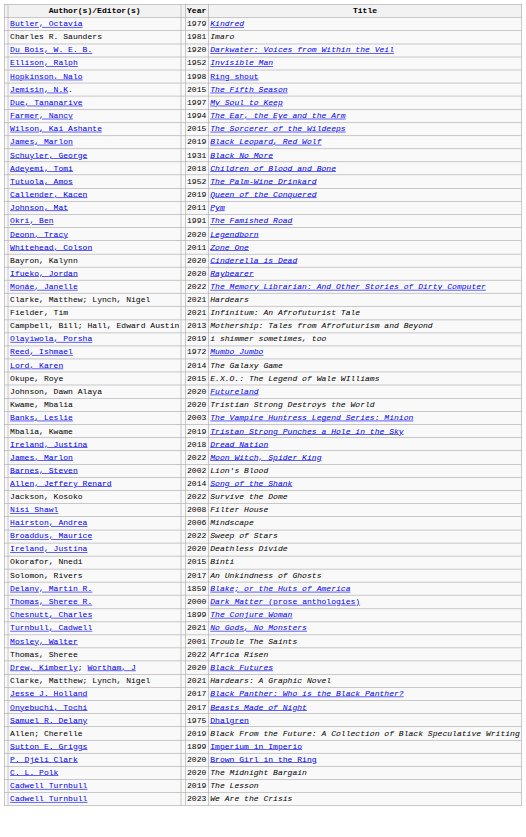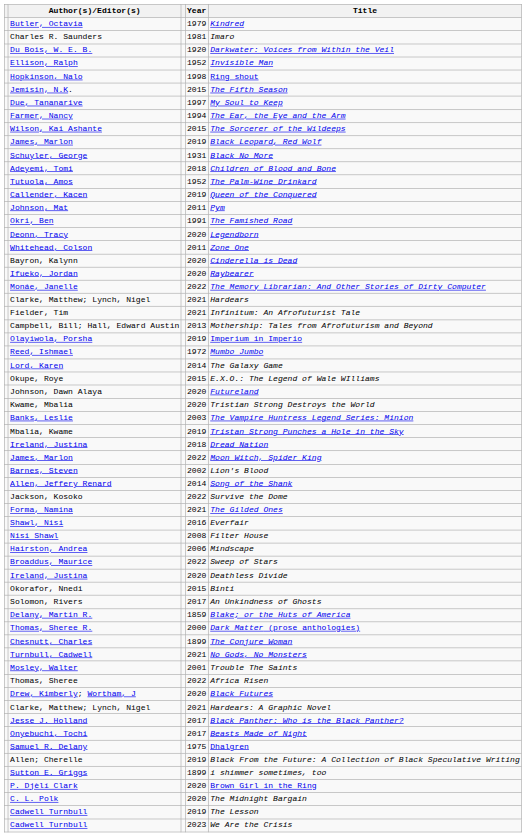(268, 339) i shimmer sometimes, too -> (256, 339) Imperium in Imperio
+ row: (42, 510)
+ row: (37, 523)
(256, 747) Imperium in Imperio -> (268, 773) i shimmer sometimes, too
